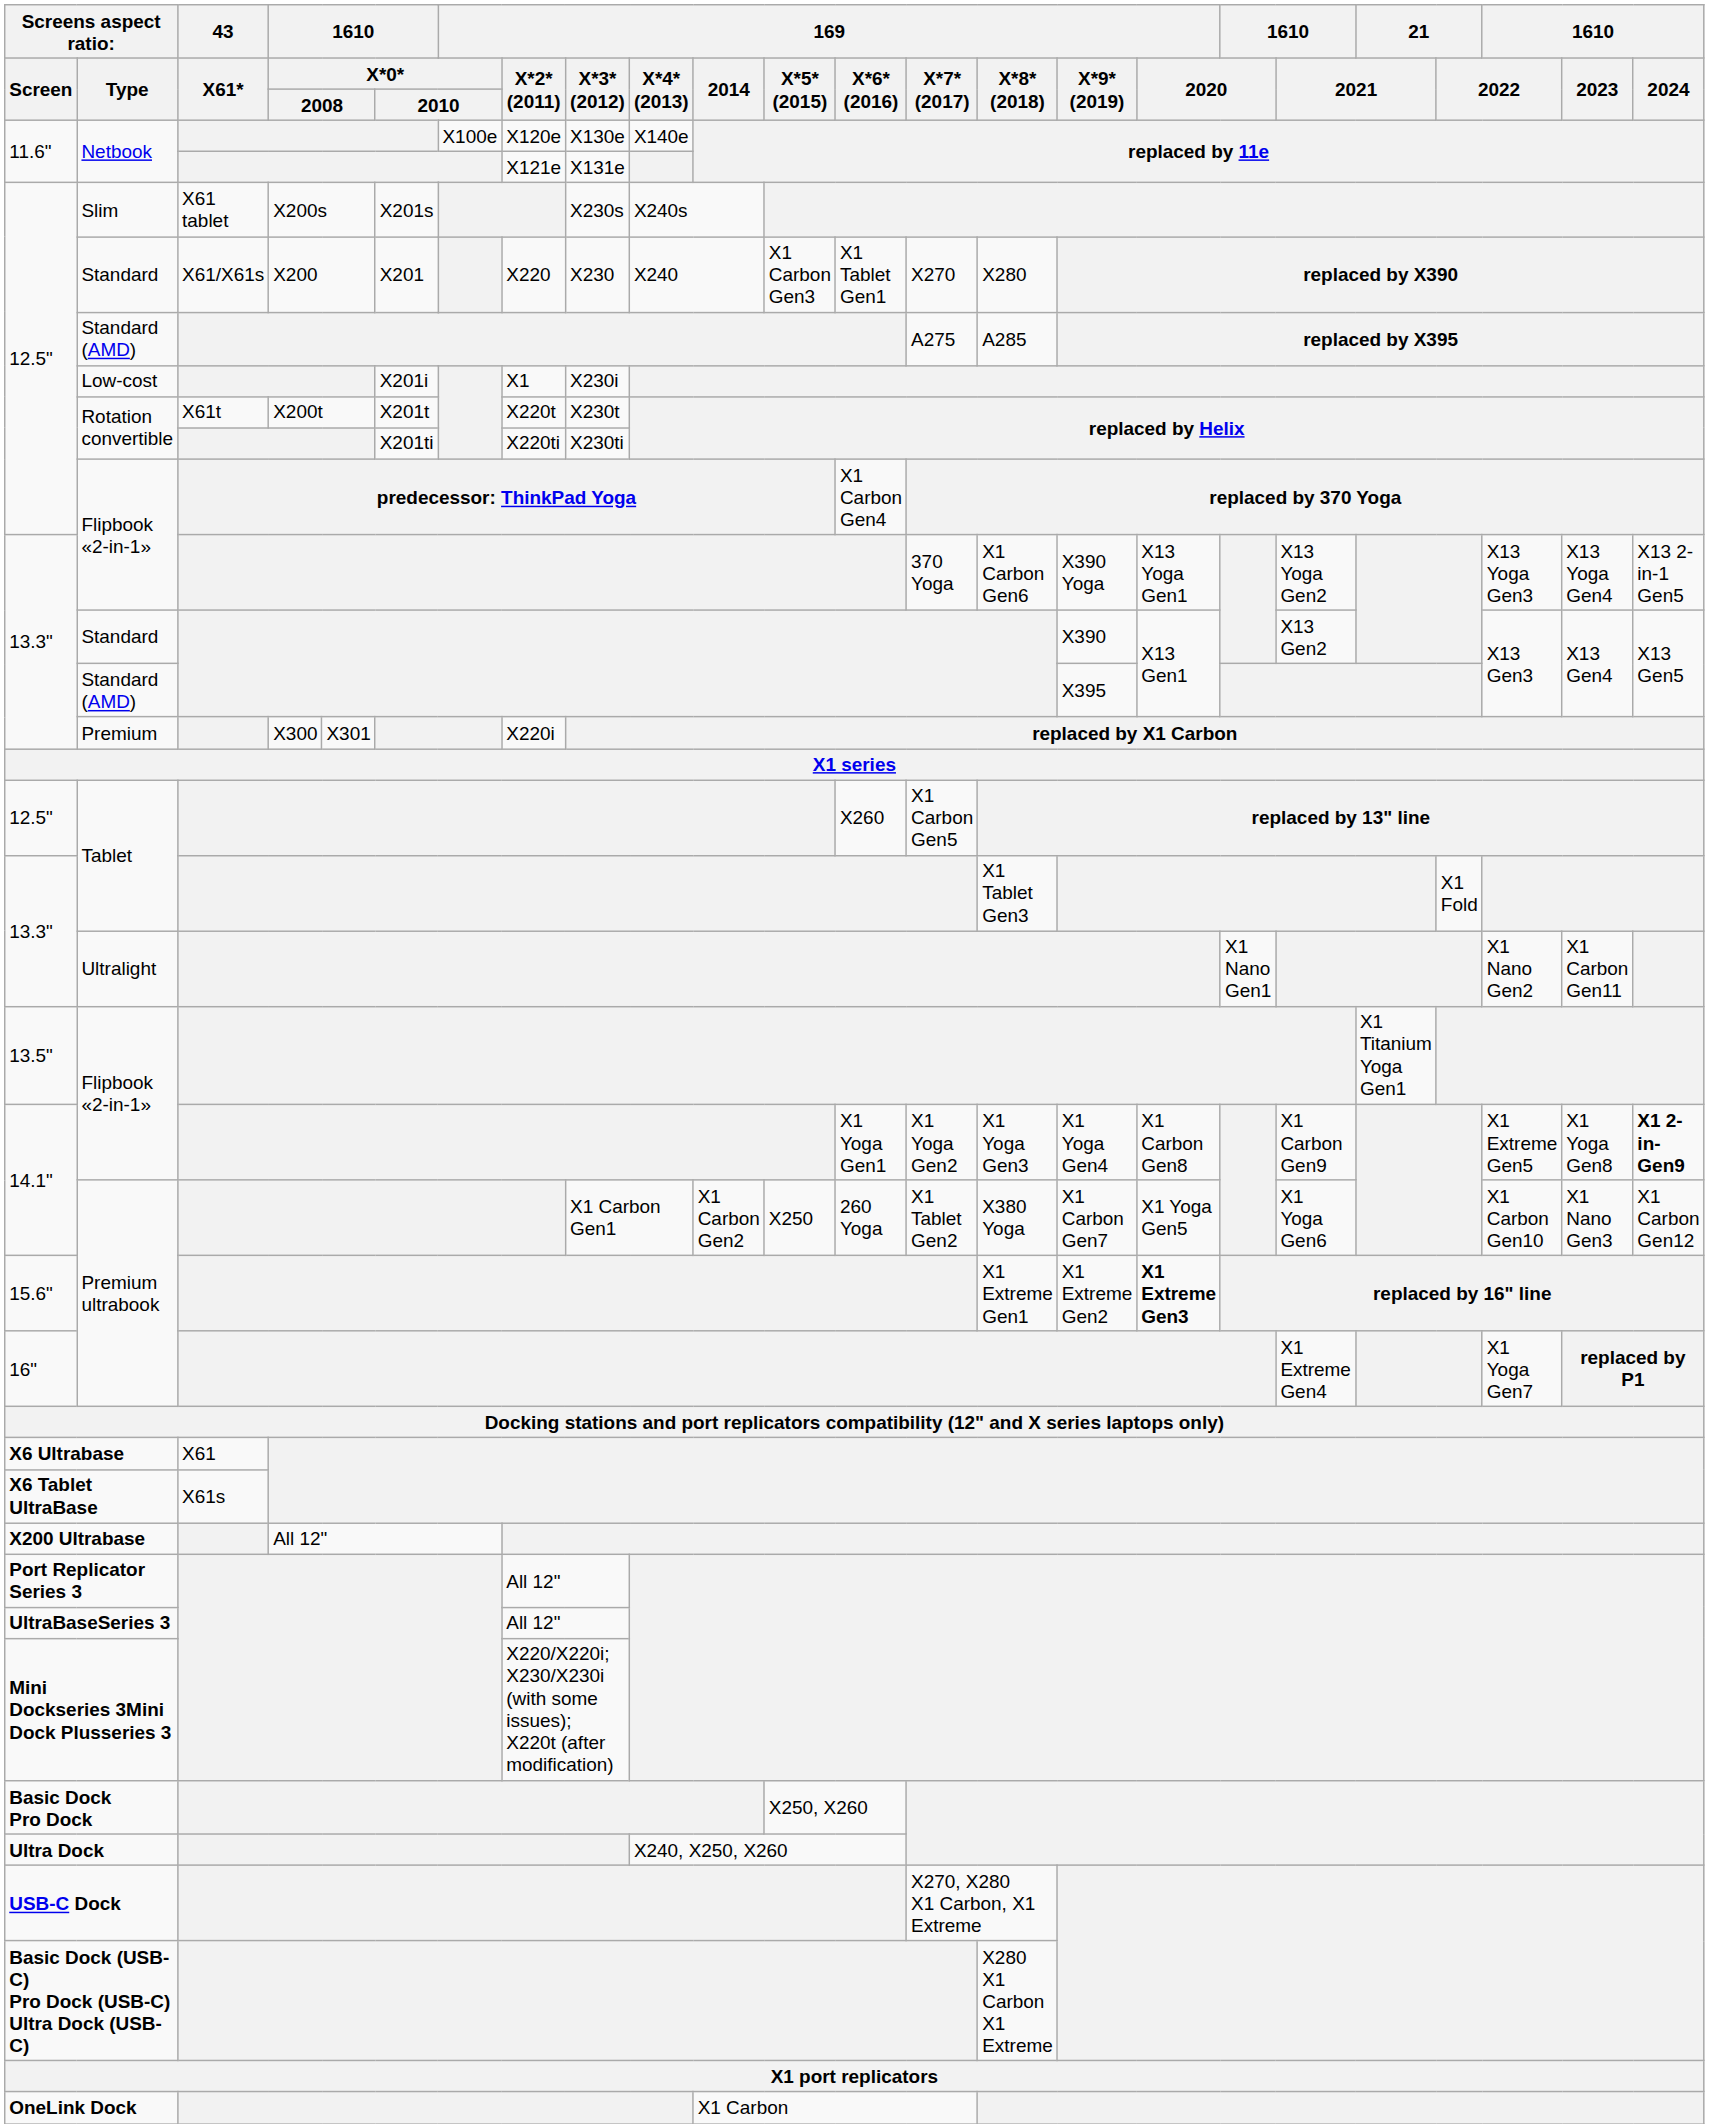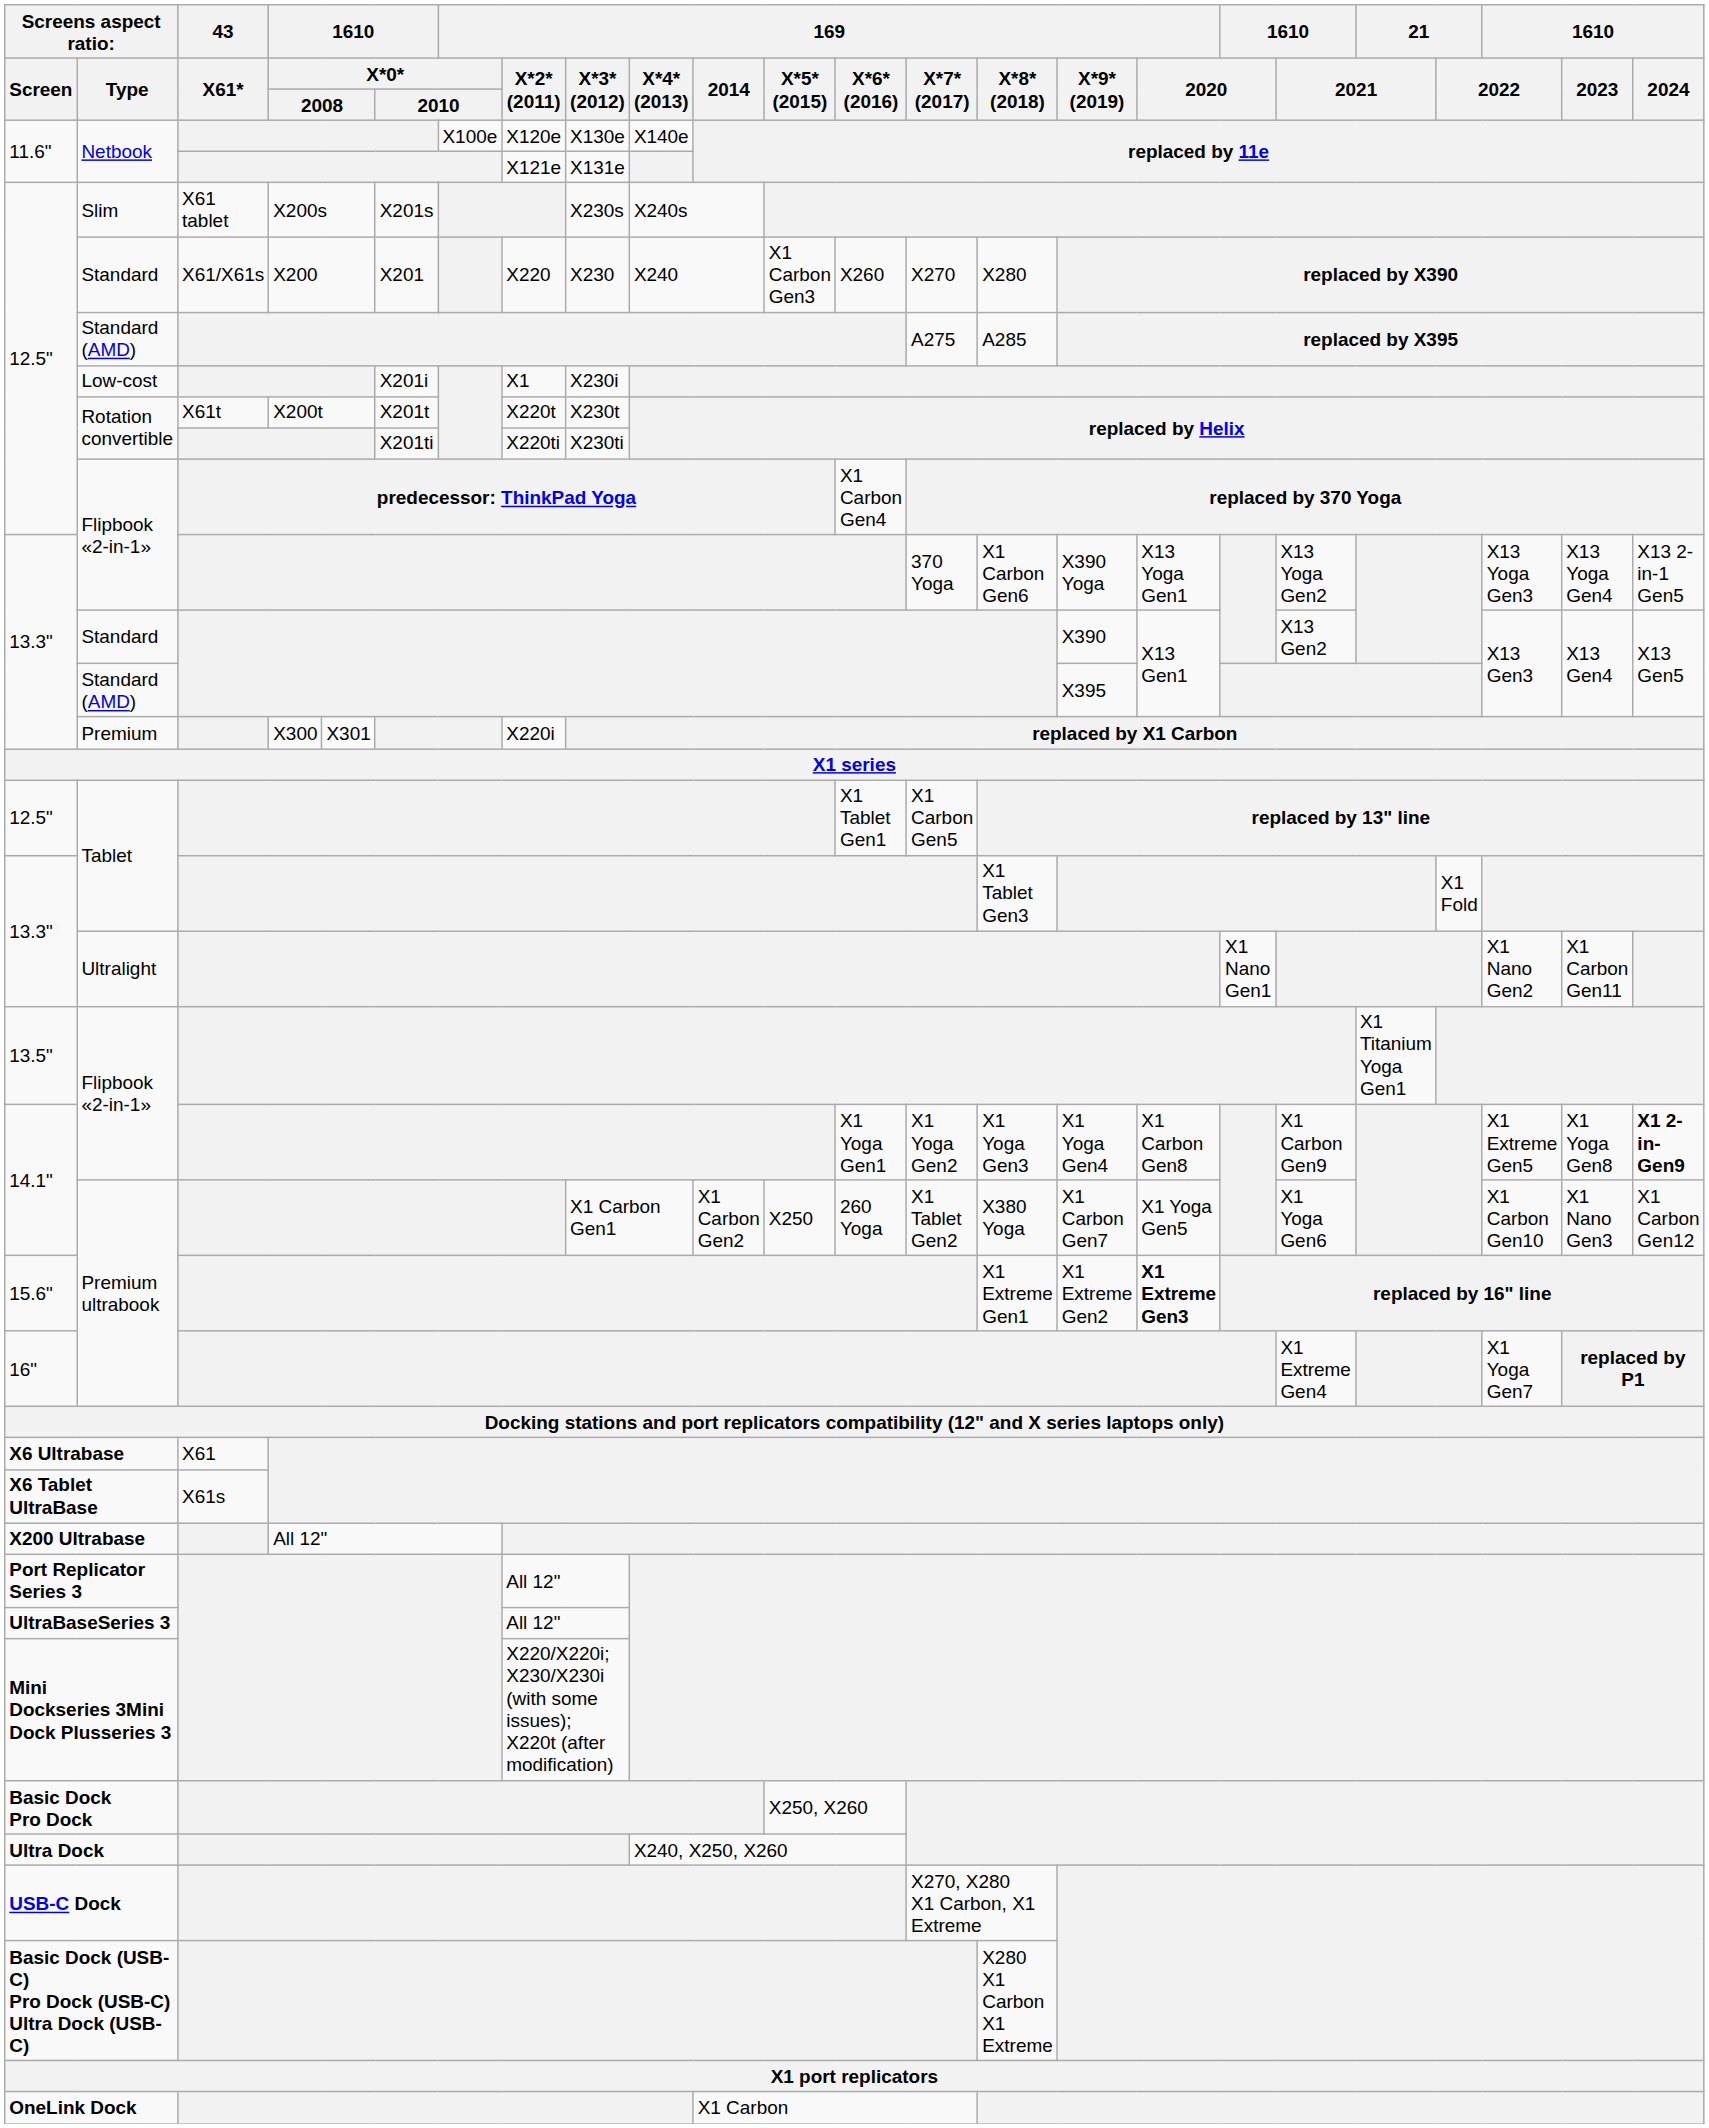(865, 274) X1 Tablet Gen1 -> (862, 274) X260
(862, 817) X260 -> (865, 817) X1 Tablet Gen1
